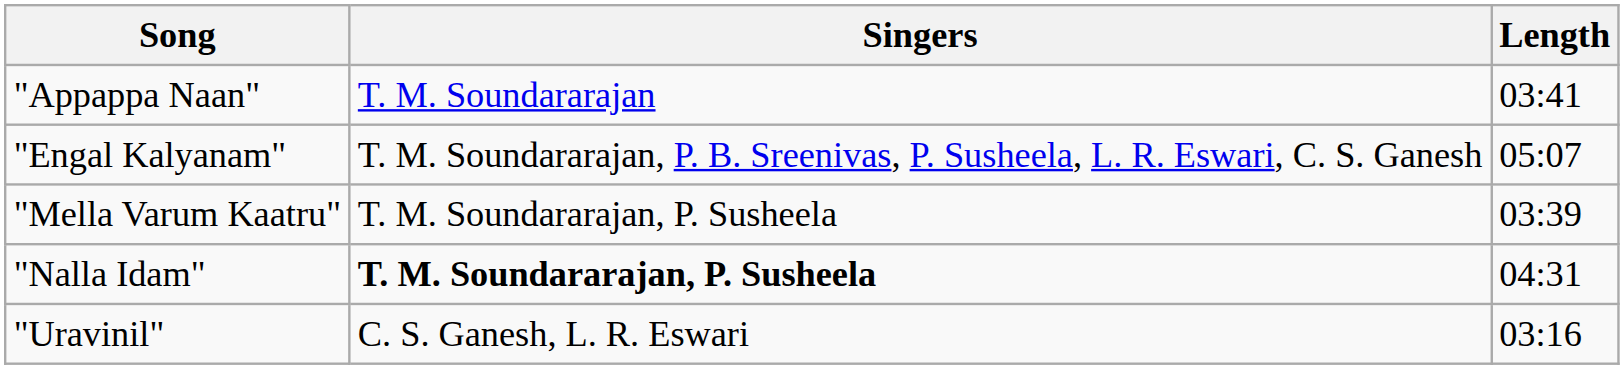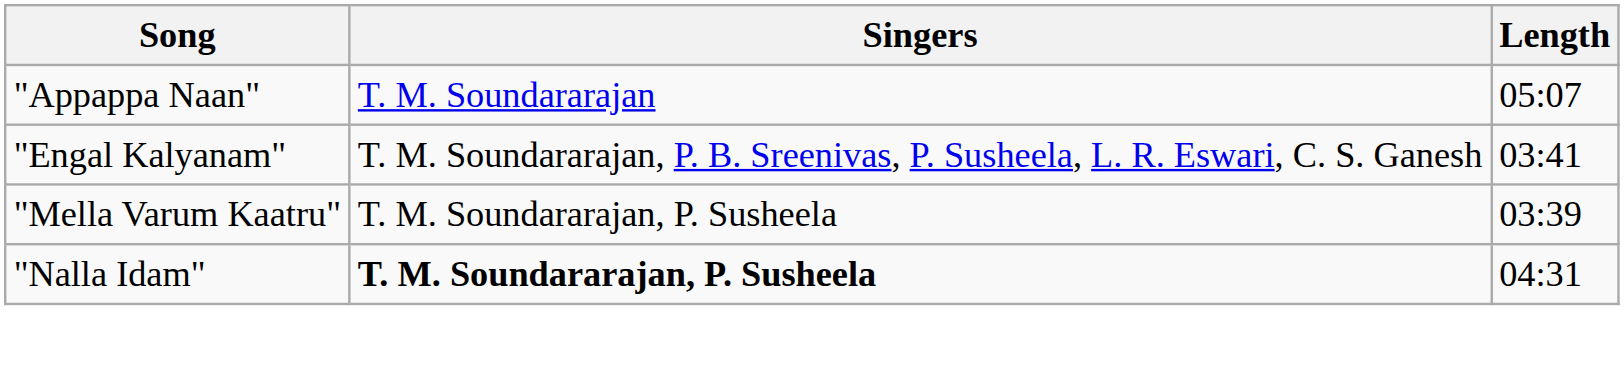(1541, 94) 03:41 -> (1541, 94) 05:07
(1541, 154) 05:07 -> (1541, 154) 03:41
- row: (89, 334)
